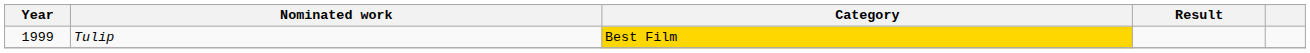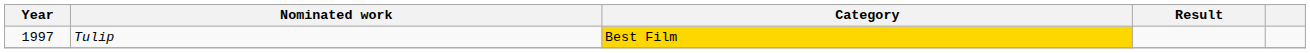(38, 37) 1999 -> (38, 37) 1997
